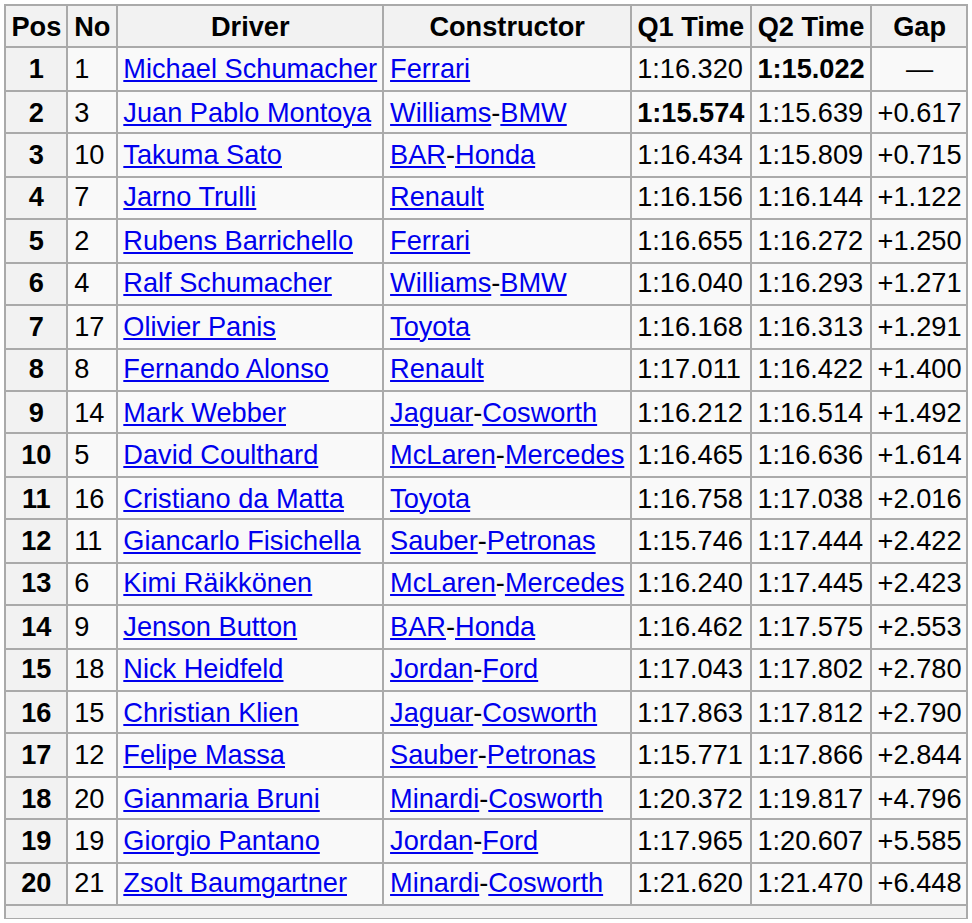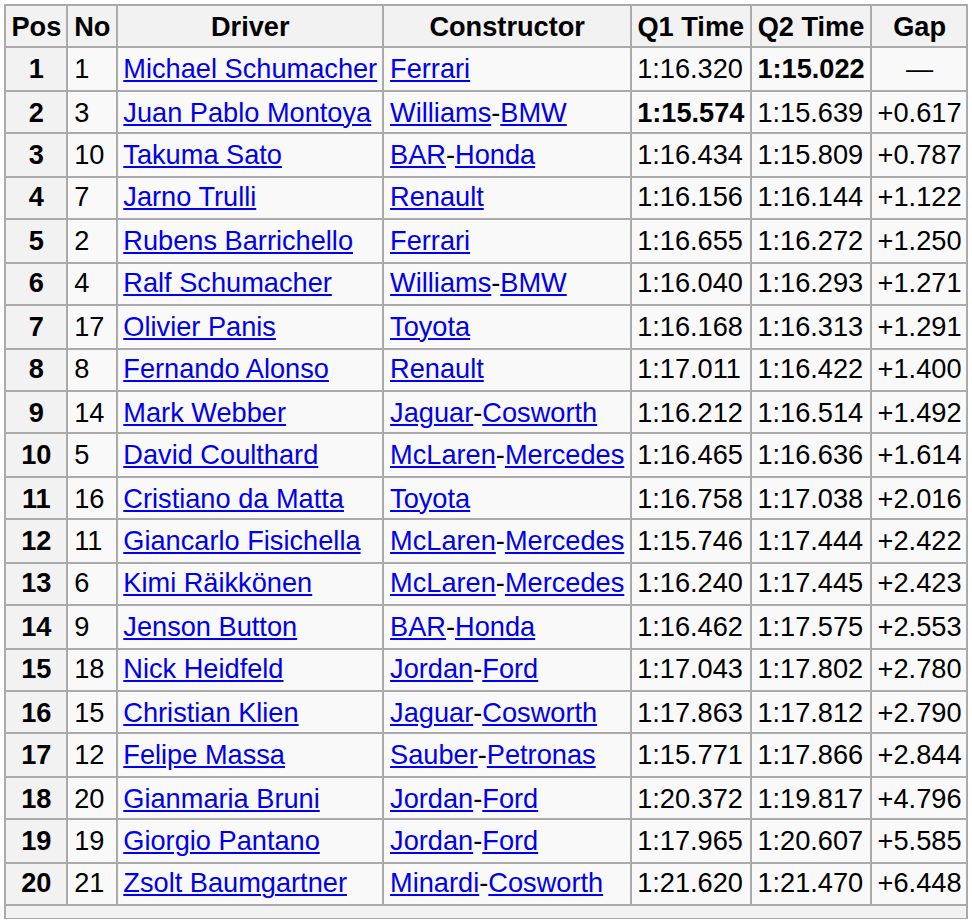(920, 155) +0.715 -> (920, 155) +0.787
(493, 541) Sauber-Petronas -> (507, 541) McLaren-Mercedes
(497, 798) Minardi-Cosworth -> (464, 798) Jordan-Ford
